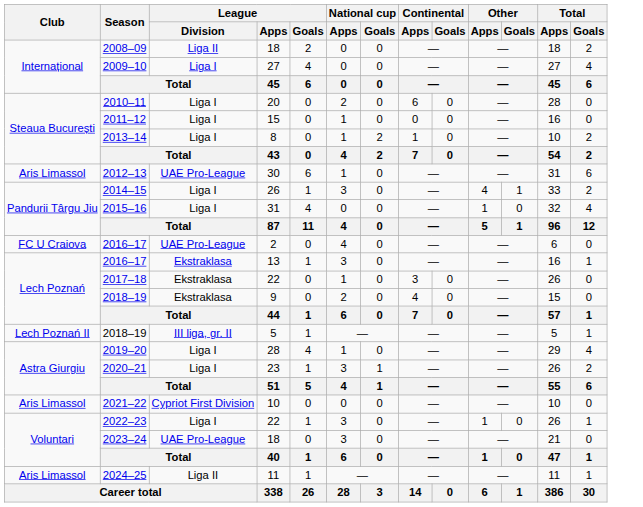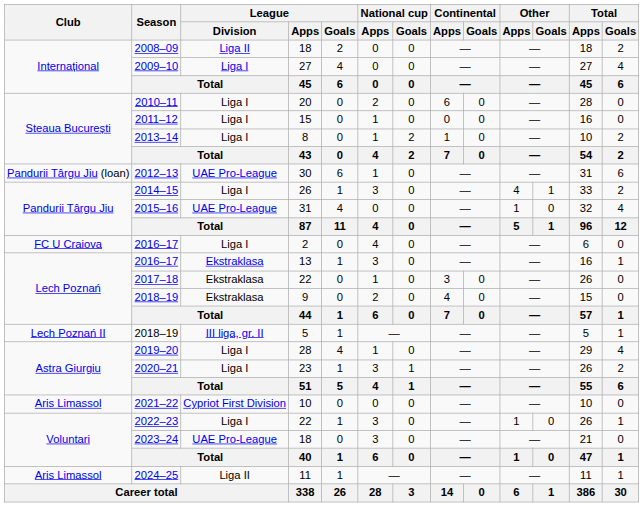(52, 173) Aris Limassol -> (68, 173) Pandurii Târgu Jiu (loan)
(203, 208) Liga I -> (235, 208) UAE Pro-League
(203, 244) UAE Pro-League -> (235, 244) Liga I
